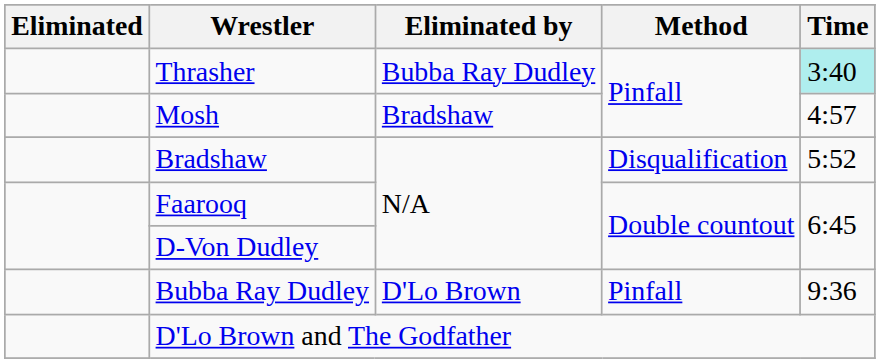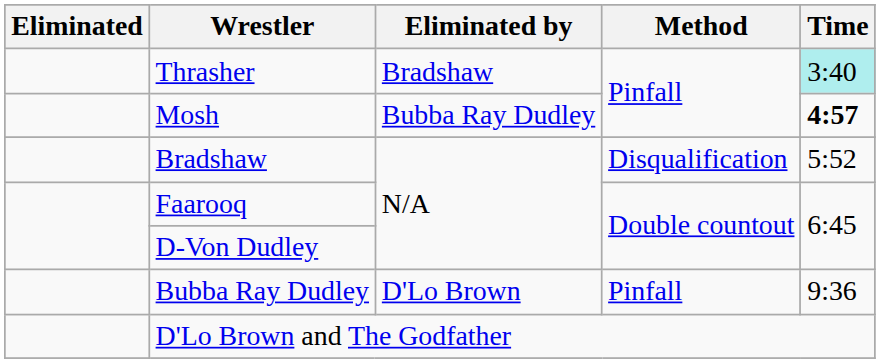(489, 70) Bubba Ray Dudley -> (438, 70) Bradshaw
(438, 114) Bradshaw -> (489, 114) Bubba Ray Dudley
(832, 114) normal -> (833, 114) bold
